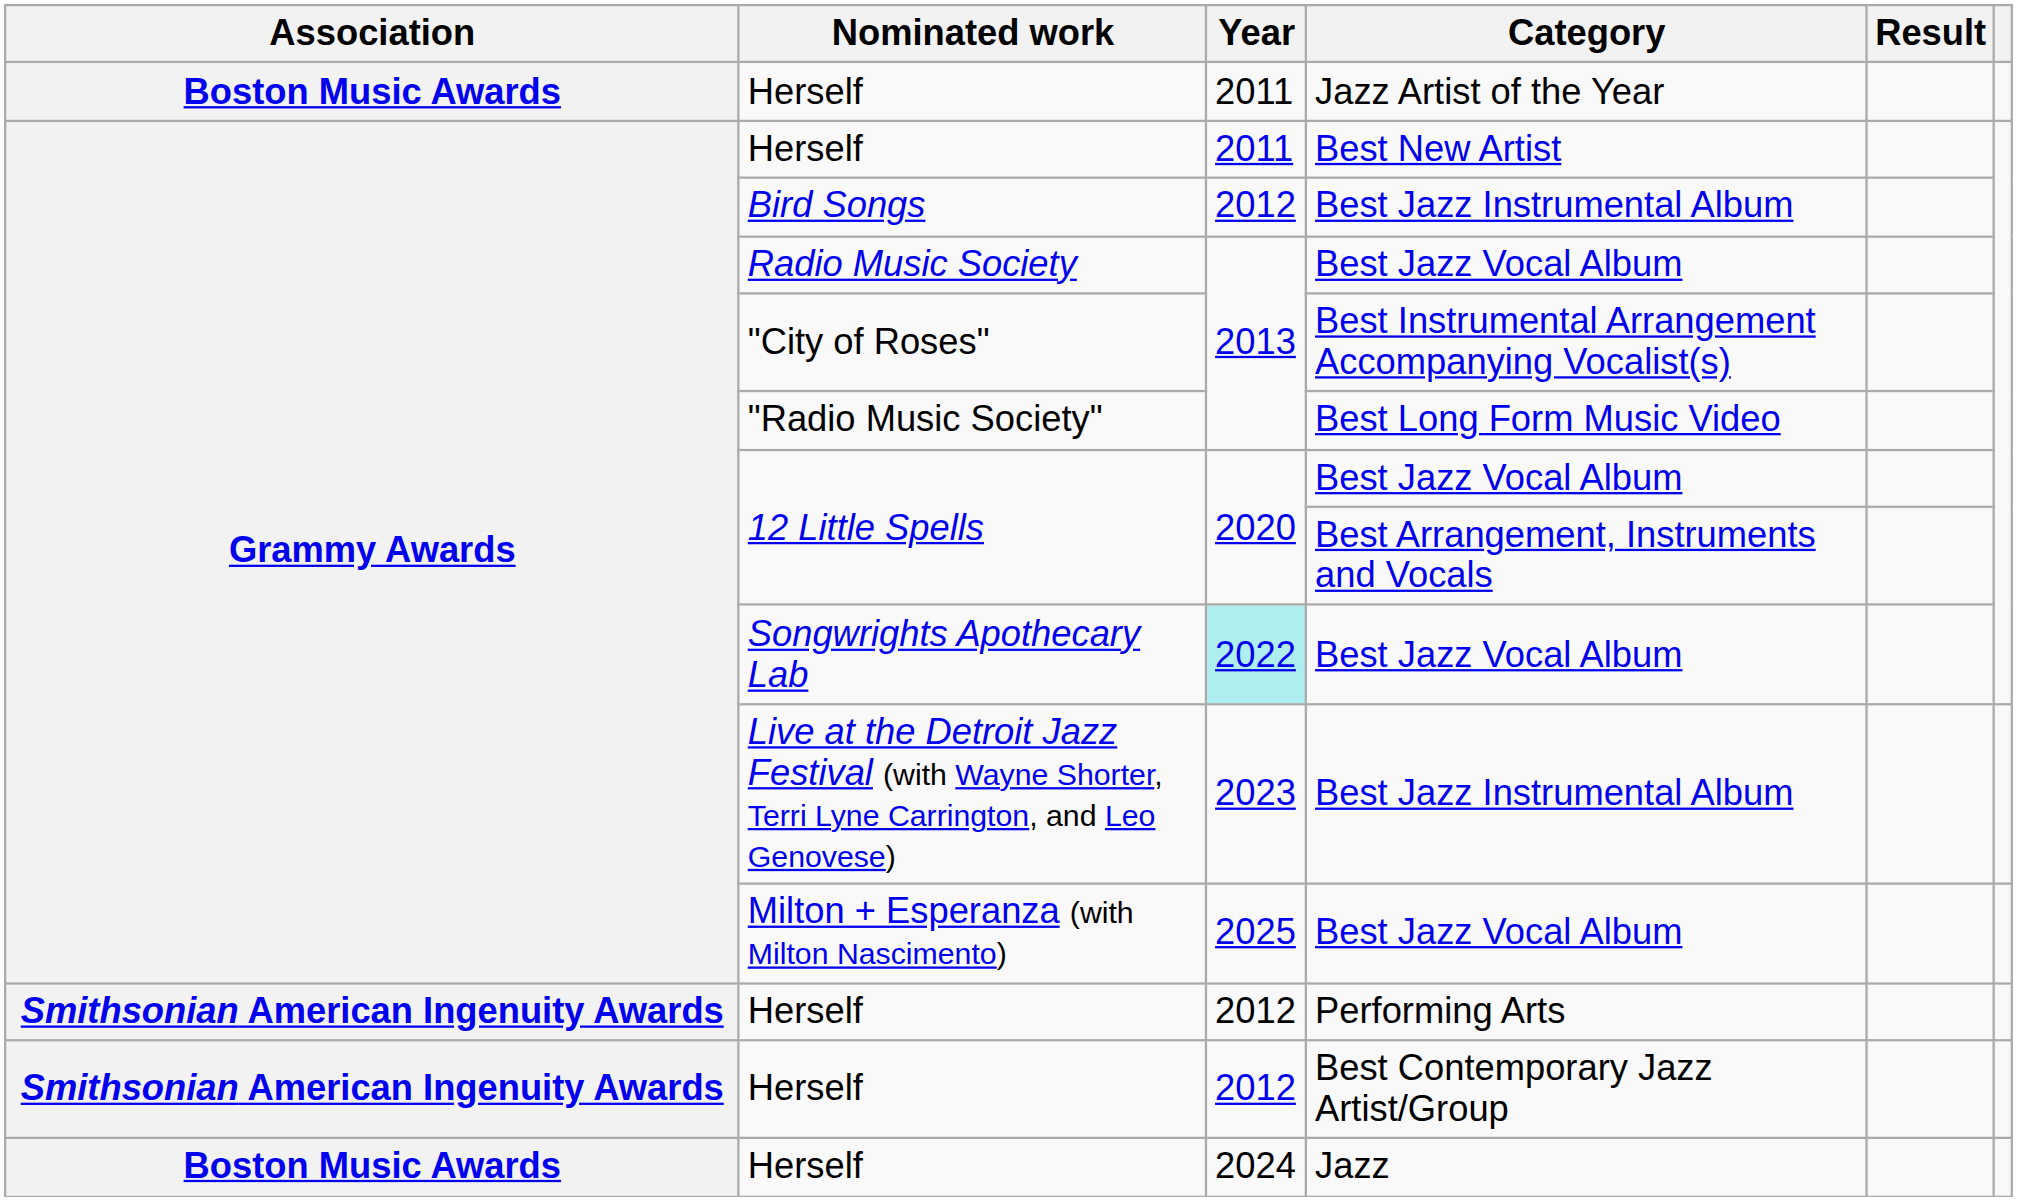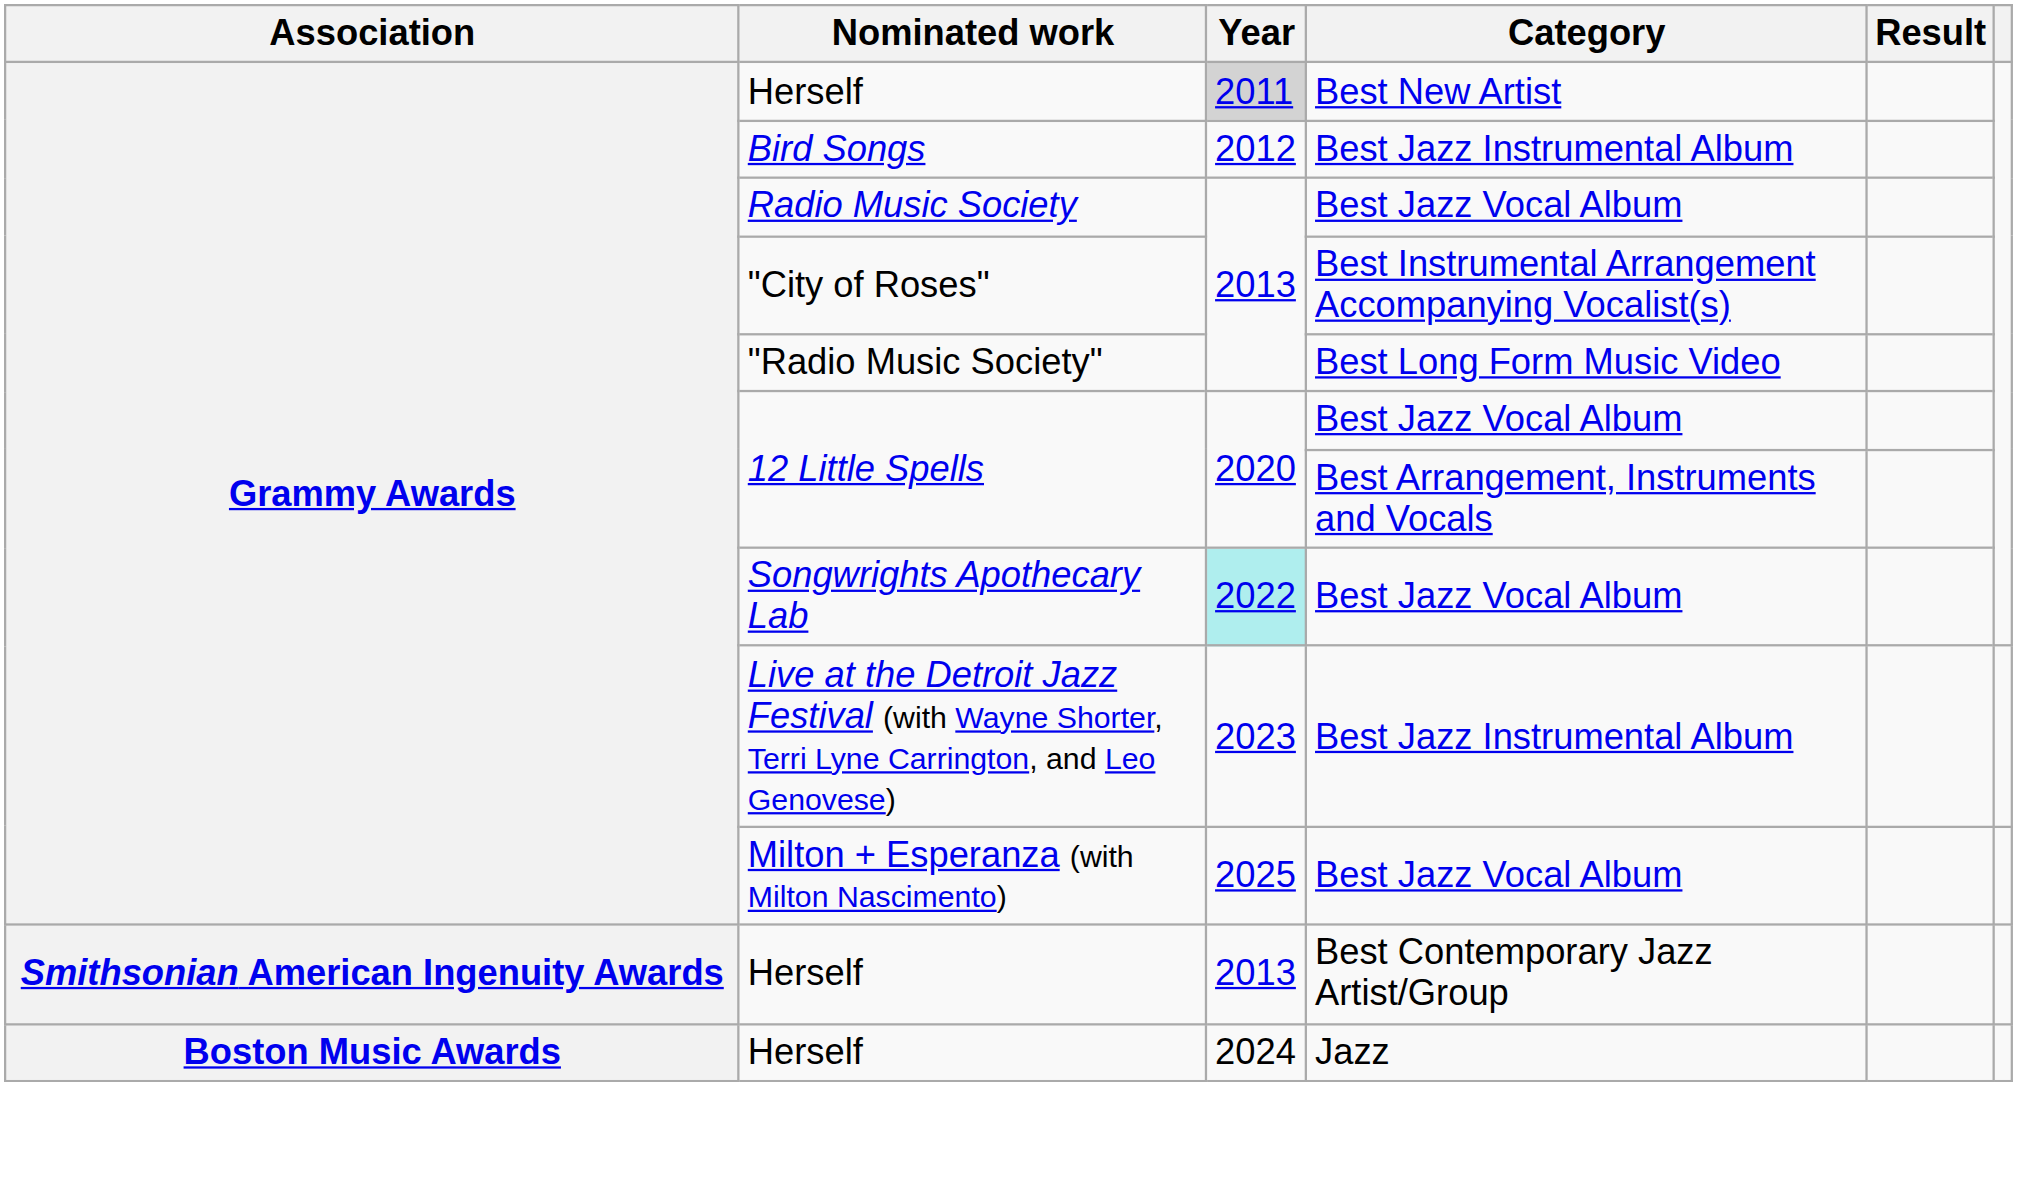- row: (805, 90)
(1254, 148) no background -> (1254, 90) lightgrey background
- row: (805, 1010)
(1255, 1088) 2012 -> (1255, 973) 2013
